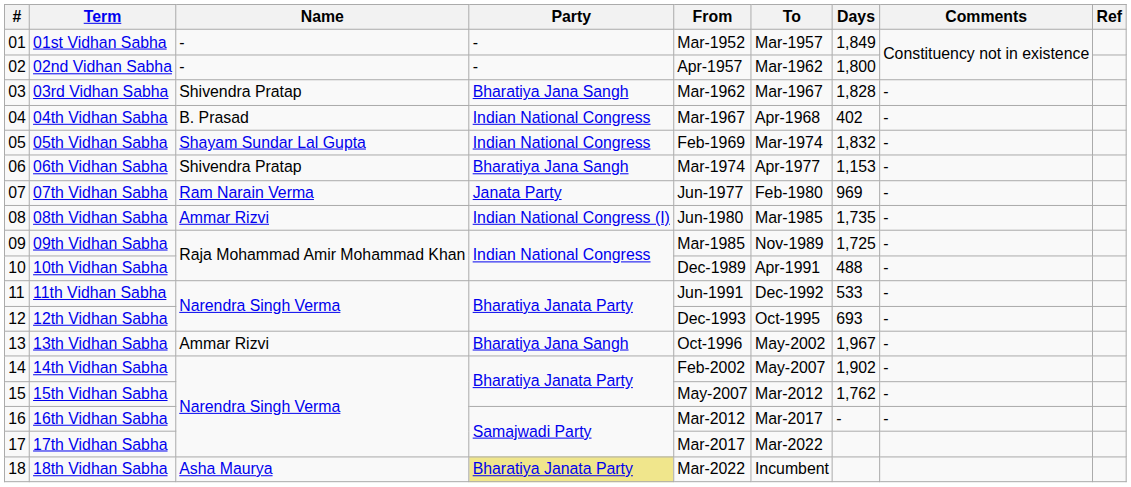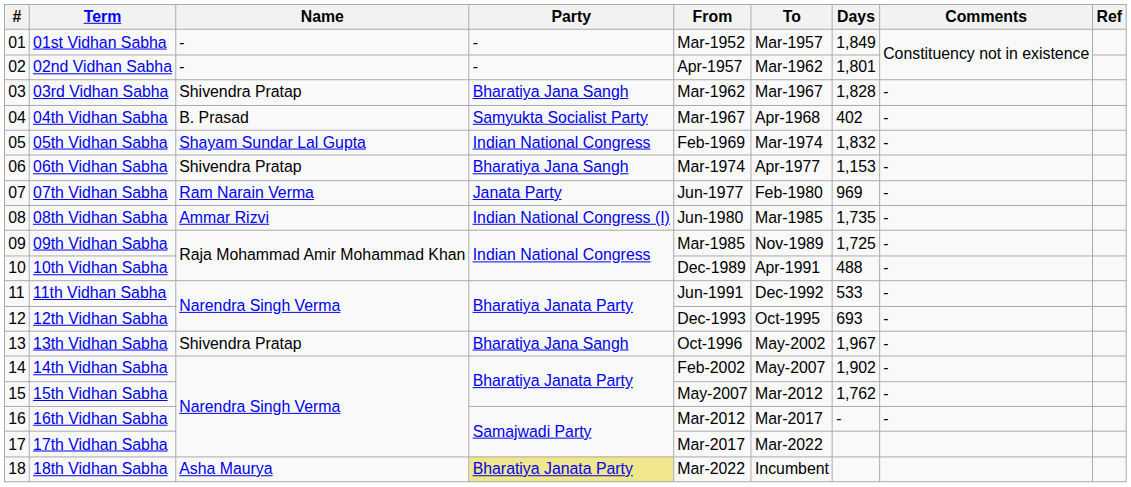(856, 67) 1,800 -> (856, 67) 1,801
(562, 117) Indian National Congress -> (560, 117) Samyukta Socialist Party
(224, 343) Ammar Rizvi -> (240, 343) Shivendra Pratap
